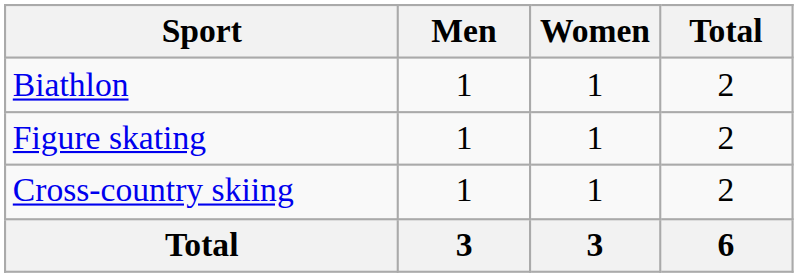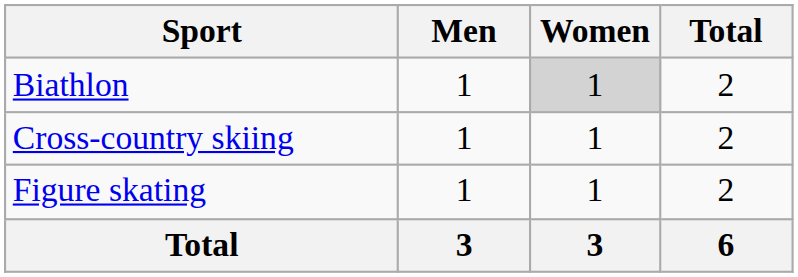(595, 84) no background -> (595, 84) lightgrey background
rows swapped: (153, 191) <-> (109, 137)
